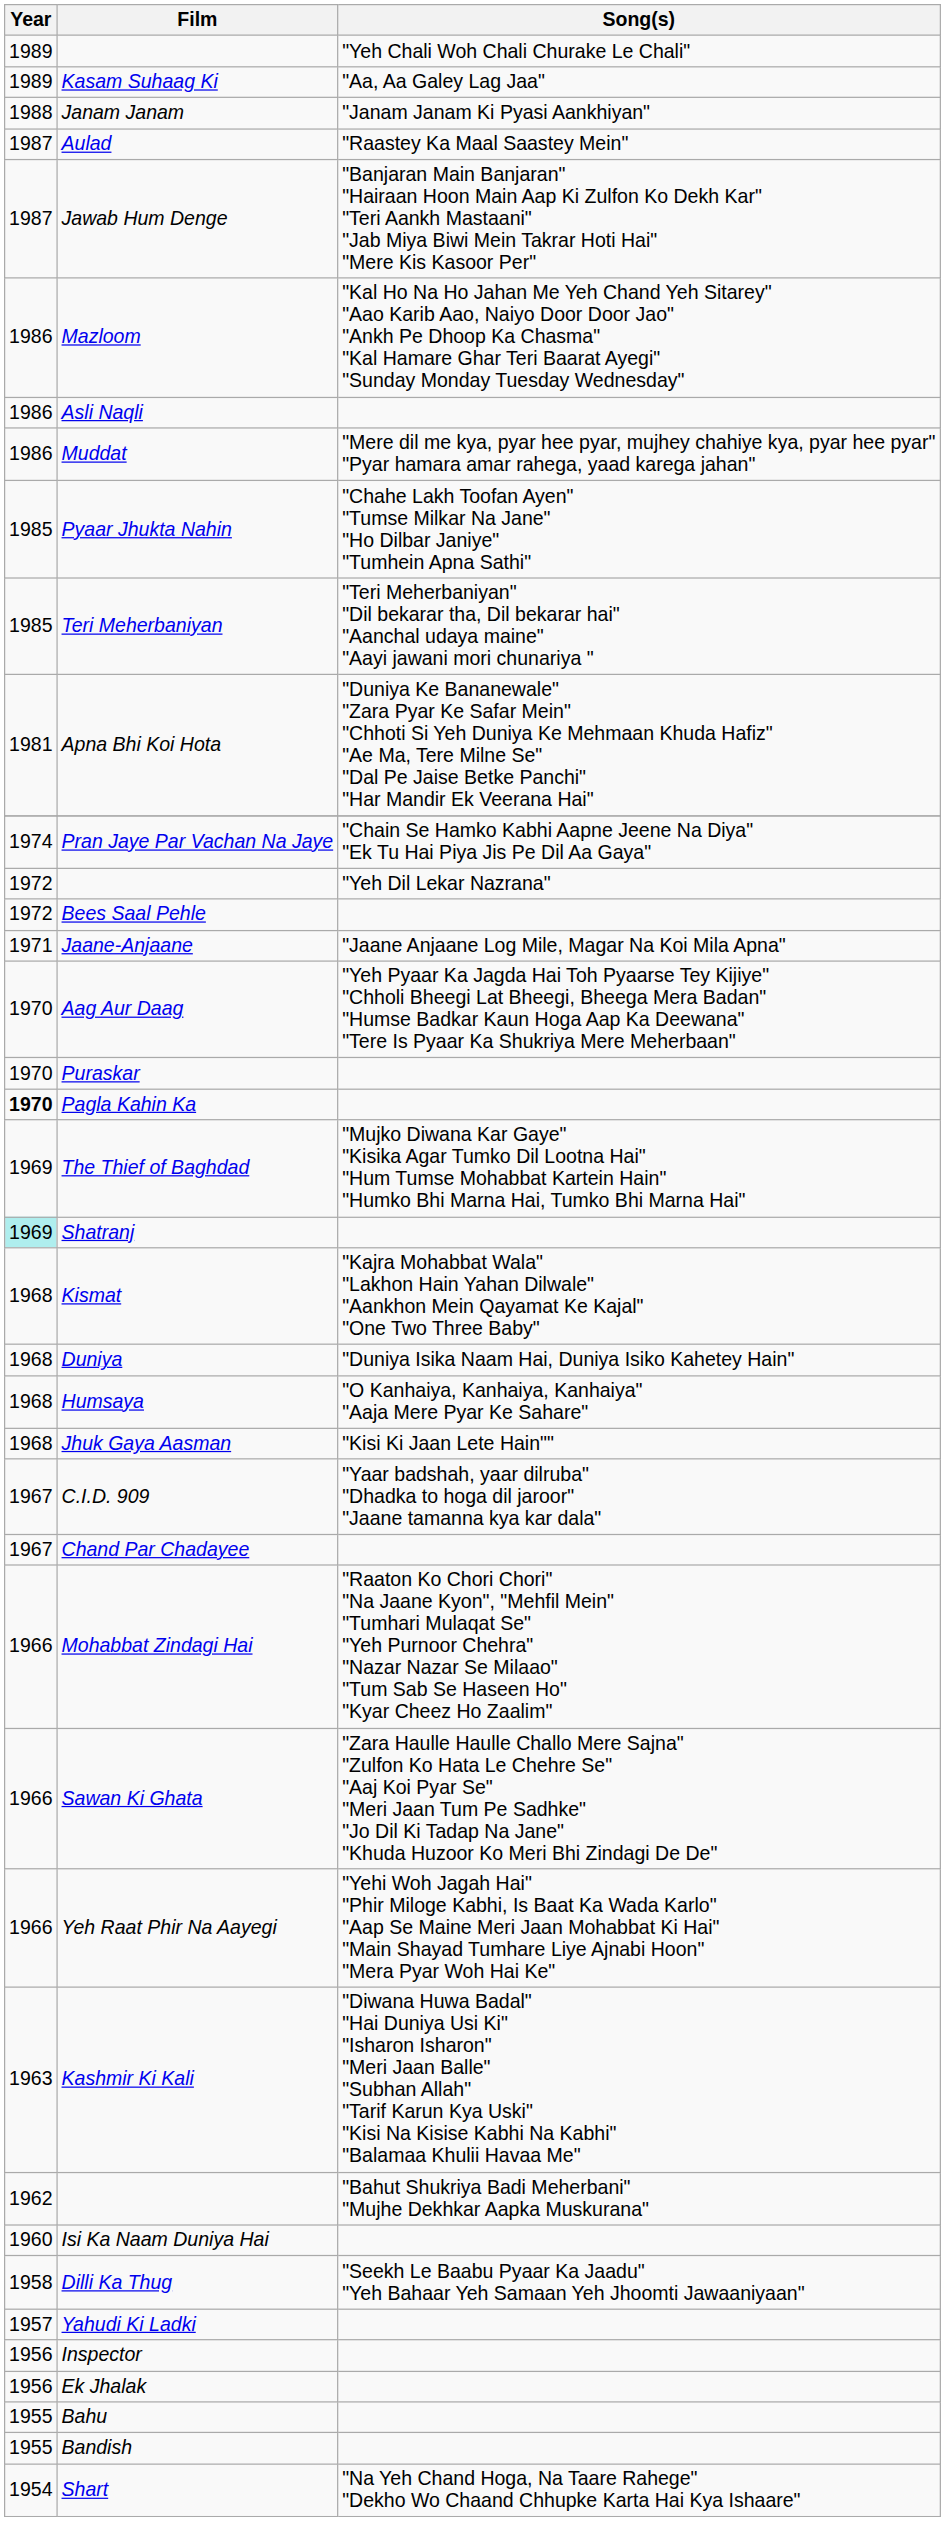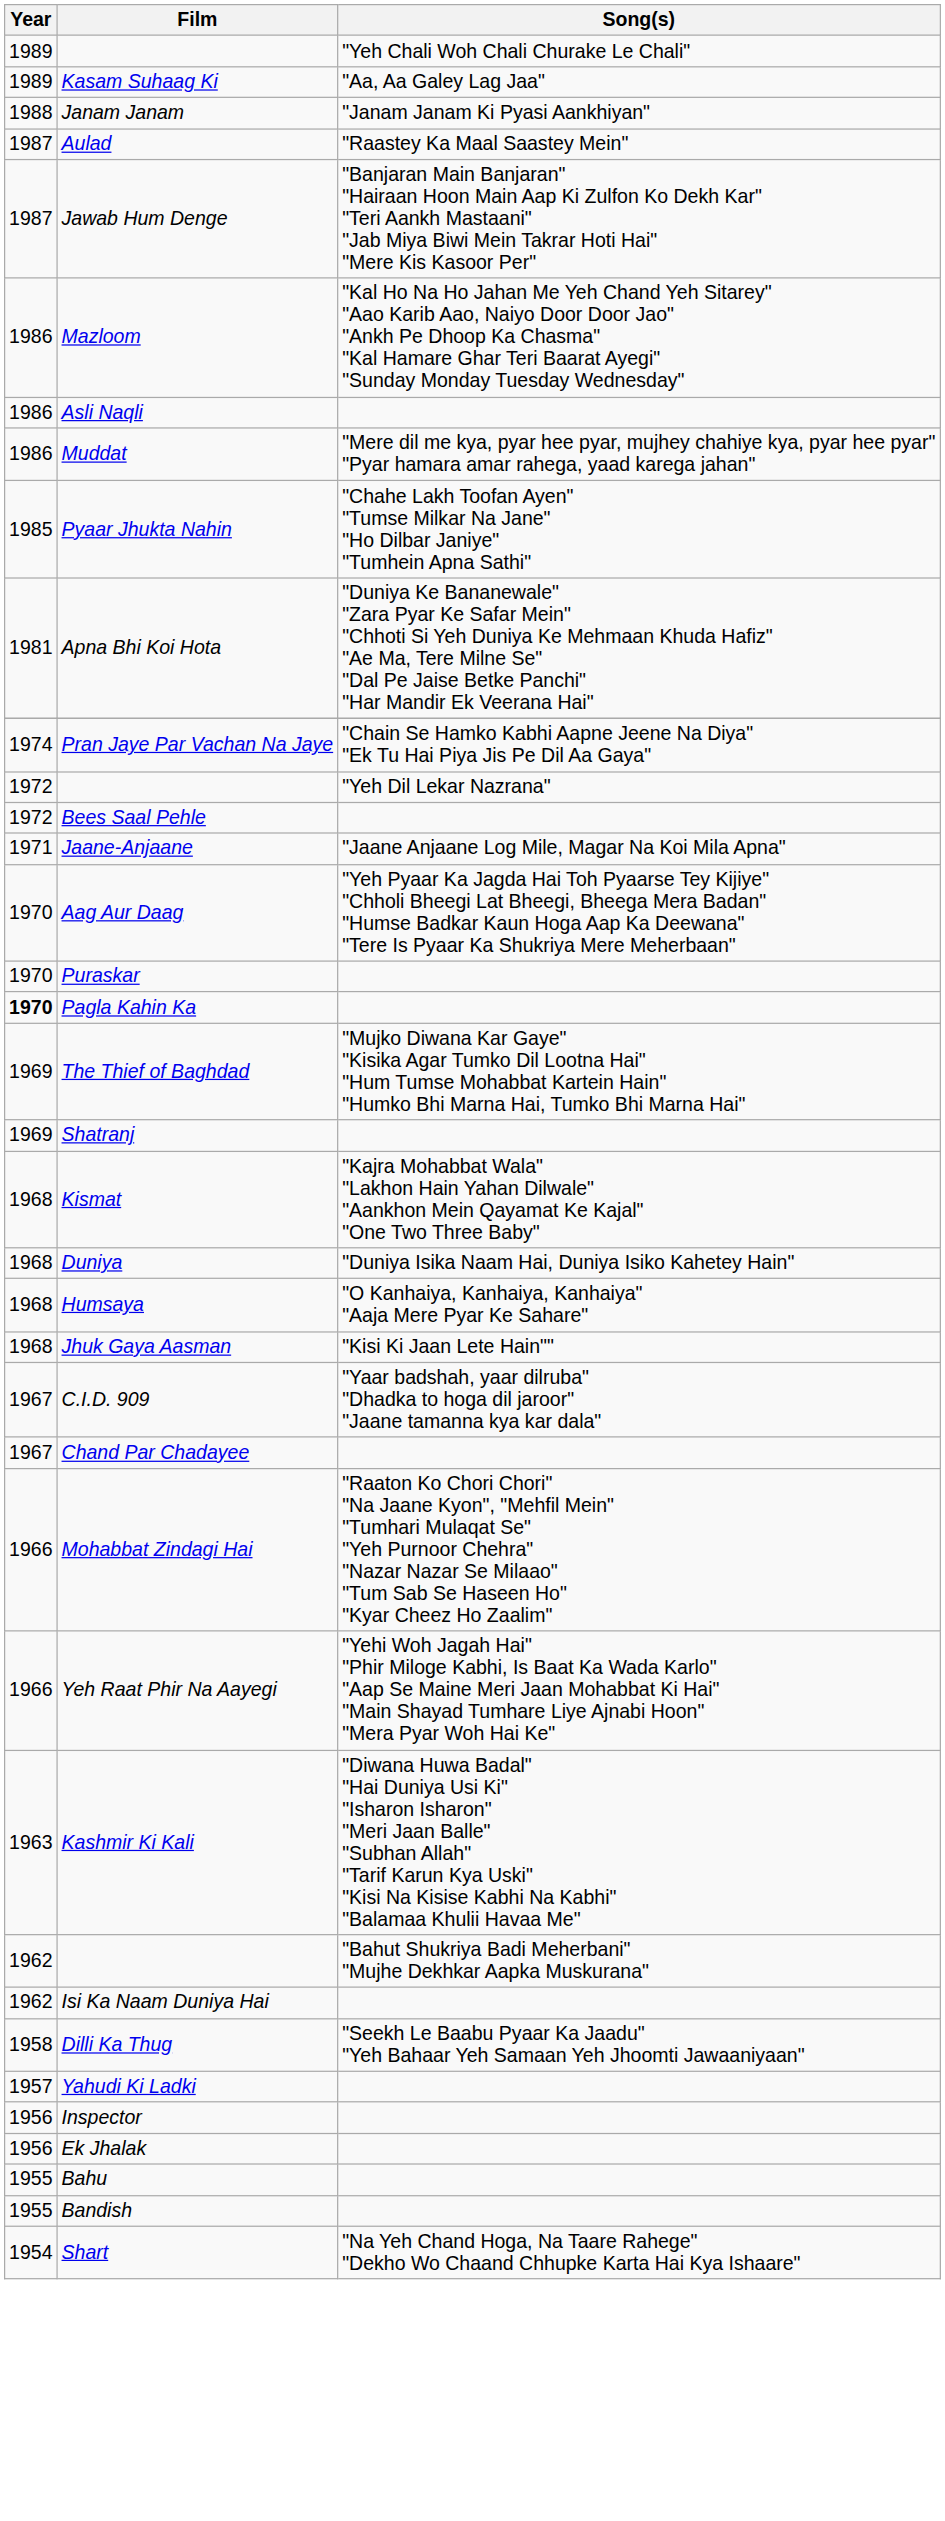- row: (142, 626)
(31, 1232) paleturquoise background -> (31, 1135) no background
- row: (132, 1798)
(31, 2240) 1960 -> (31, 2002) 1962
